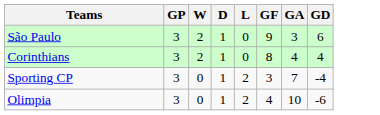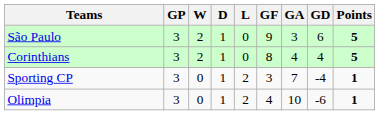+ column: (354, 15)
